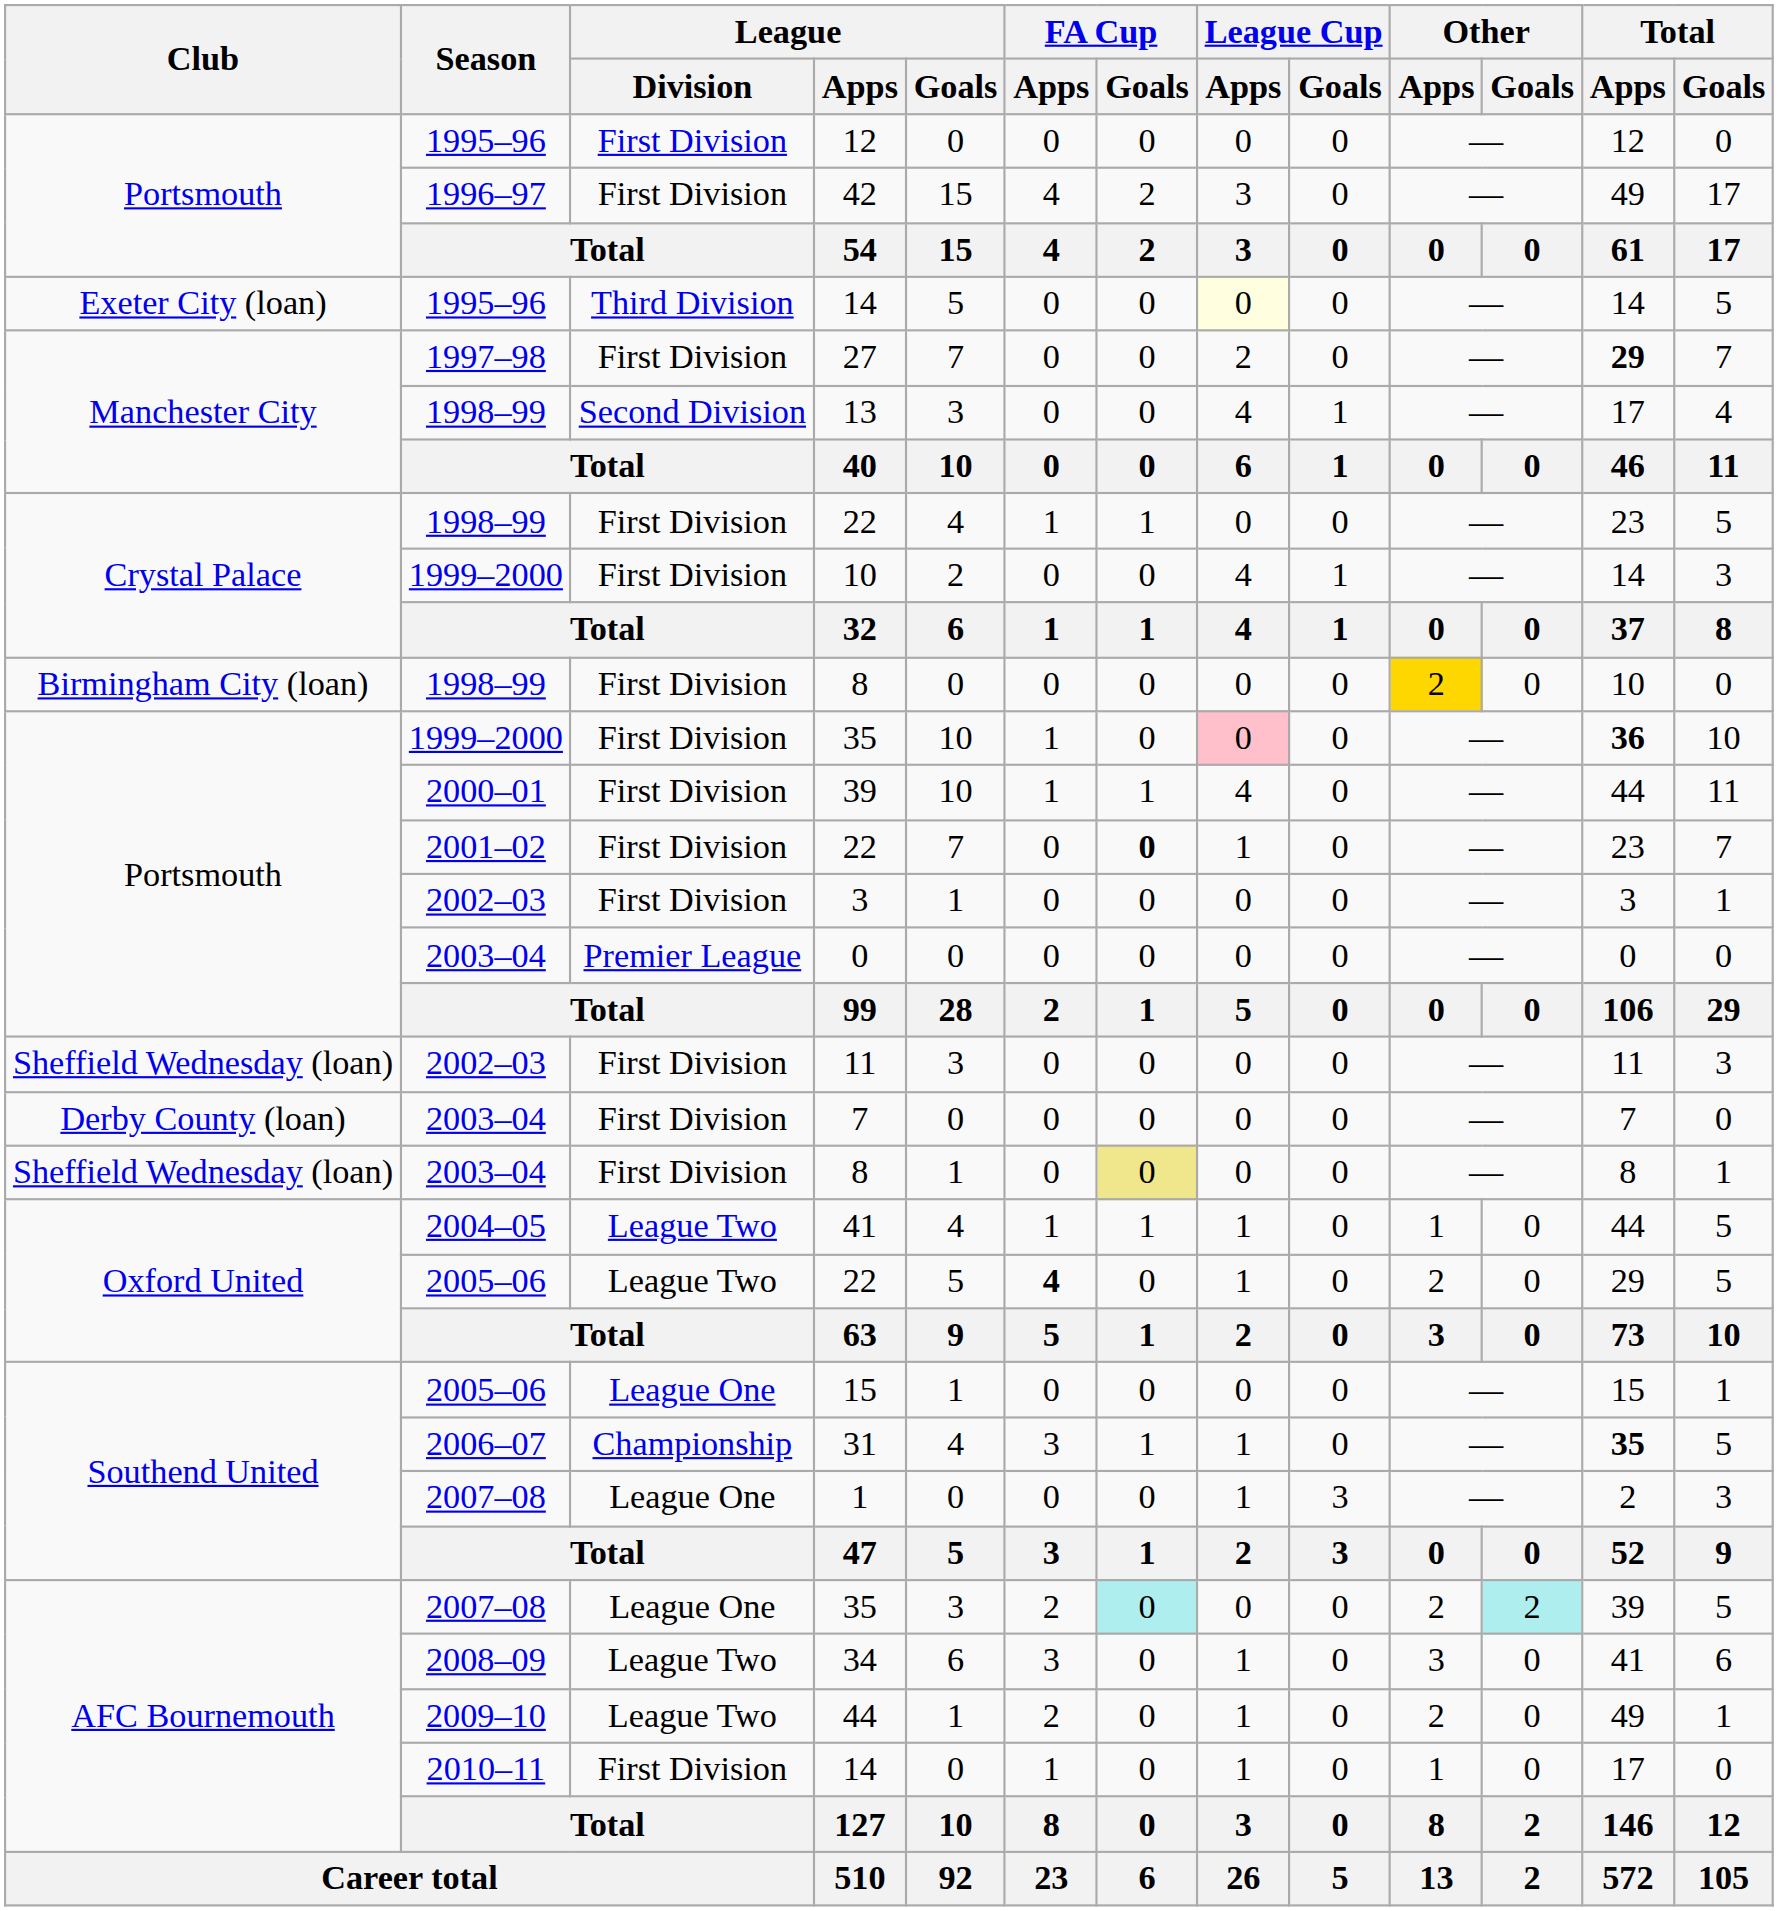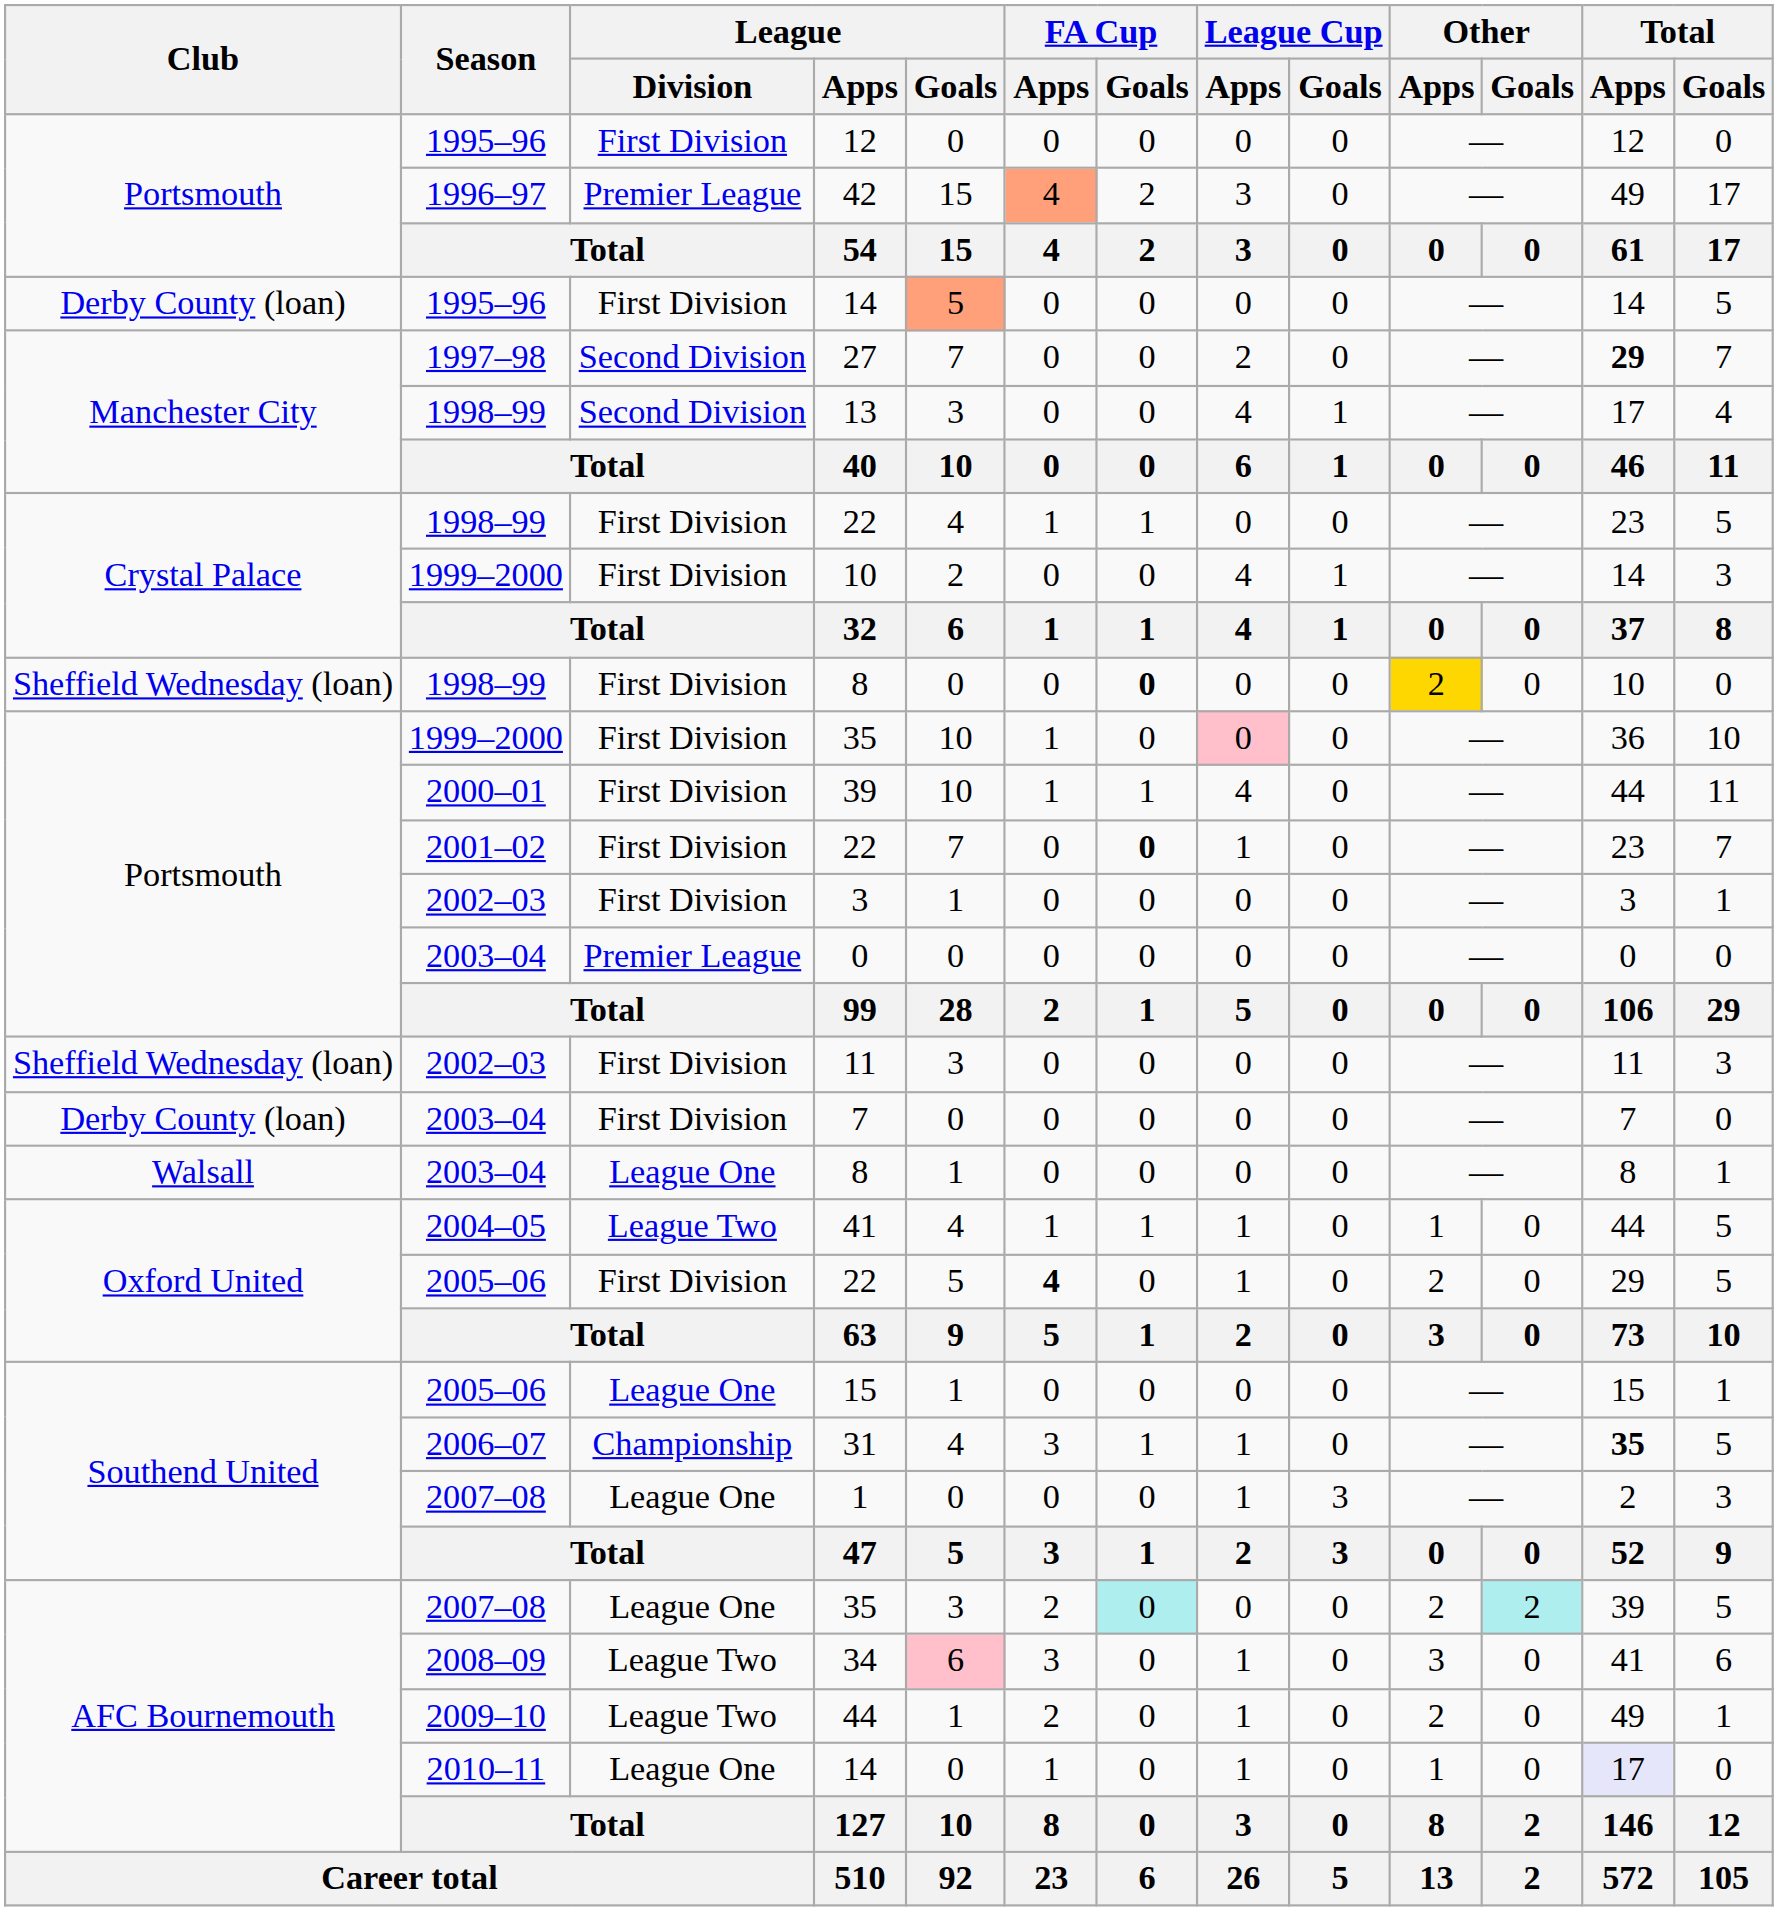(692, 194) First Division -> (692, 194) Premier League
(1051, 194) no background -> (1051, 194) lightsalmon background
(203, 303) Exeter City (loan) -> (203, 303) Derby County (loan)
(692, 303) Third Division -> (692, 303) First Division
(956, 303) no background -> (956, 303) lightsalmon background
(1243, 303) lightyellow background -> (1243, 303) no background
(692, 357) First Division -> (692, 357) Second Division
(203, 683) Birmingham City (loan) -> (203, 683) Sheffield Wednesday (loan)
(1147, 683) normal -> (1147, 683) bold
(1628, 737) bold -> (1628, 737) normal
(203, 1172) Sheffield Wednesday (loan) -> (203, 1172) Walsall
(692, 1172) First Division -> (692, 1172) League One
(1147, 1172) khaki background -> (1147, 1172) no background
(692, 1280) League Two -> (692, 1280) First Division
(956, 1660) no background -> (956, 1660) pink background
(692, 1769) First Division -> (692, 1769) League One
(1628, 1769) no background -> (1628, 1769) lavender background
